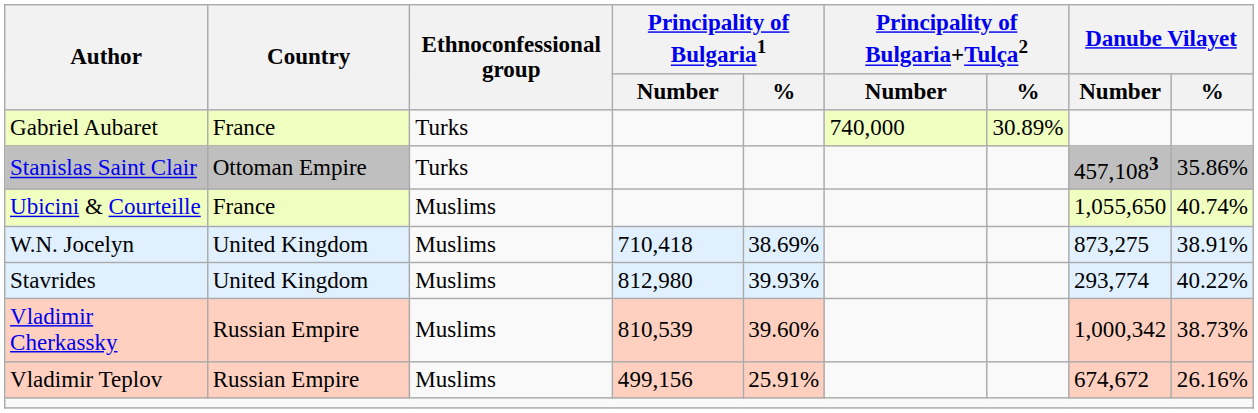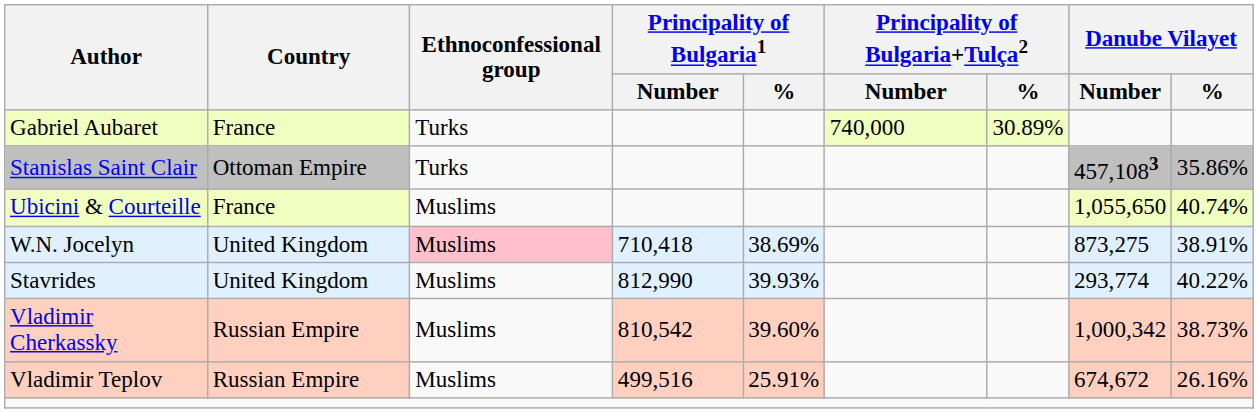(456, 243) no background -> (456, 243) pink background
(655, 280) 812,980 -> (655, 280) 812,990
(655, 329) 810,539 -> (655, 329) 810,542
(655, 379) 499,156 -> (655, 379) 499,516
